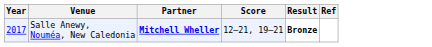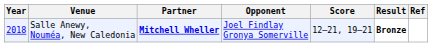+ column: (266, 11)
(16, 30) 2017 -> (16, 30) 2018
